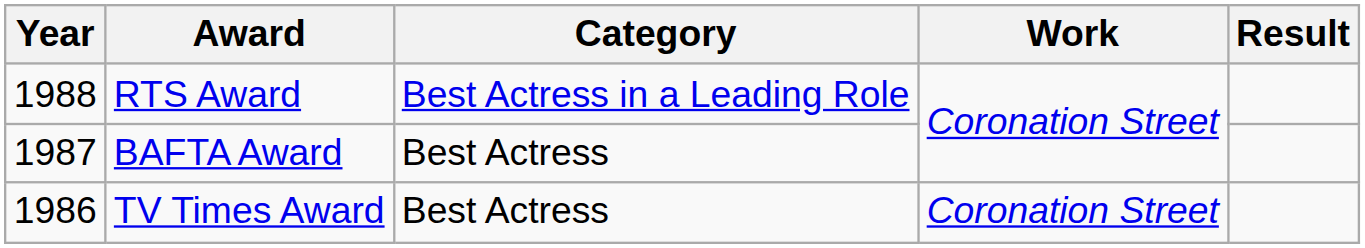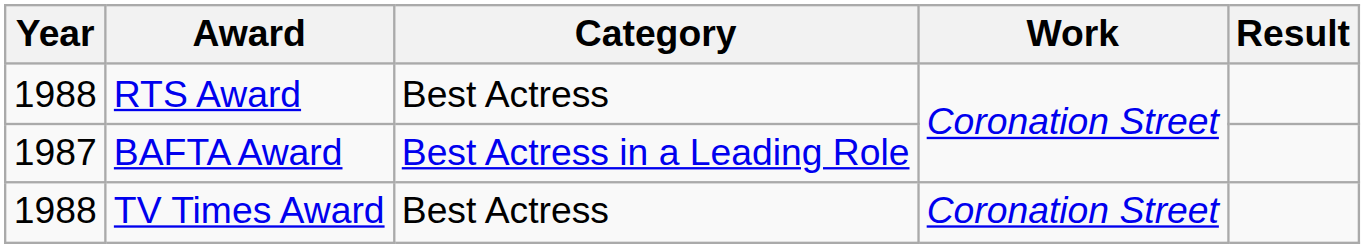(656, 93) Best Actress in a Leading Role -> (505, 93) Best Actress
(505, 152) Best Actress -> (656, 152) Best Actress in a Leading Role
(55, 211) 1986 -> (55, 211) 1988
